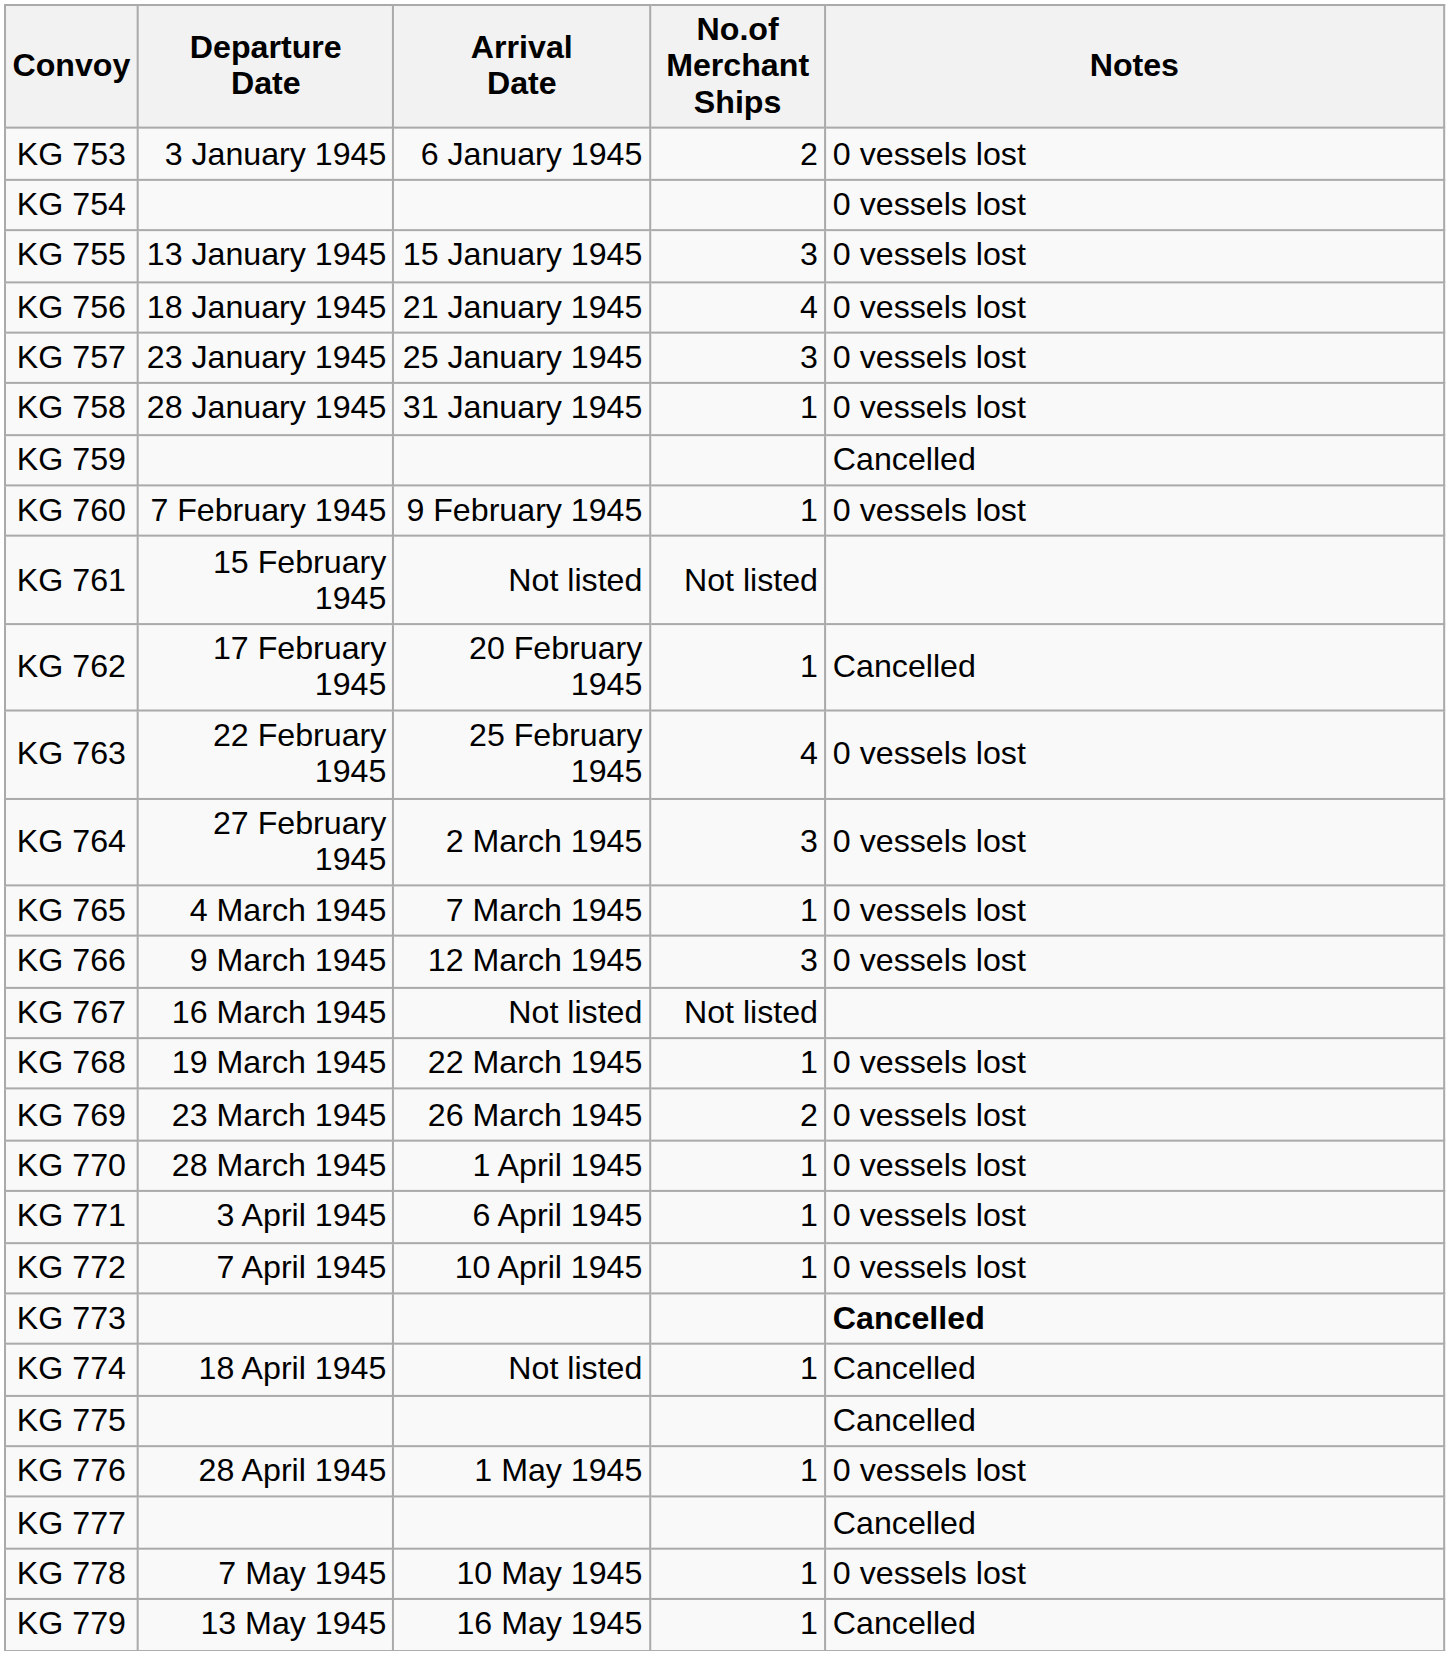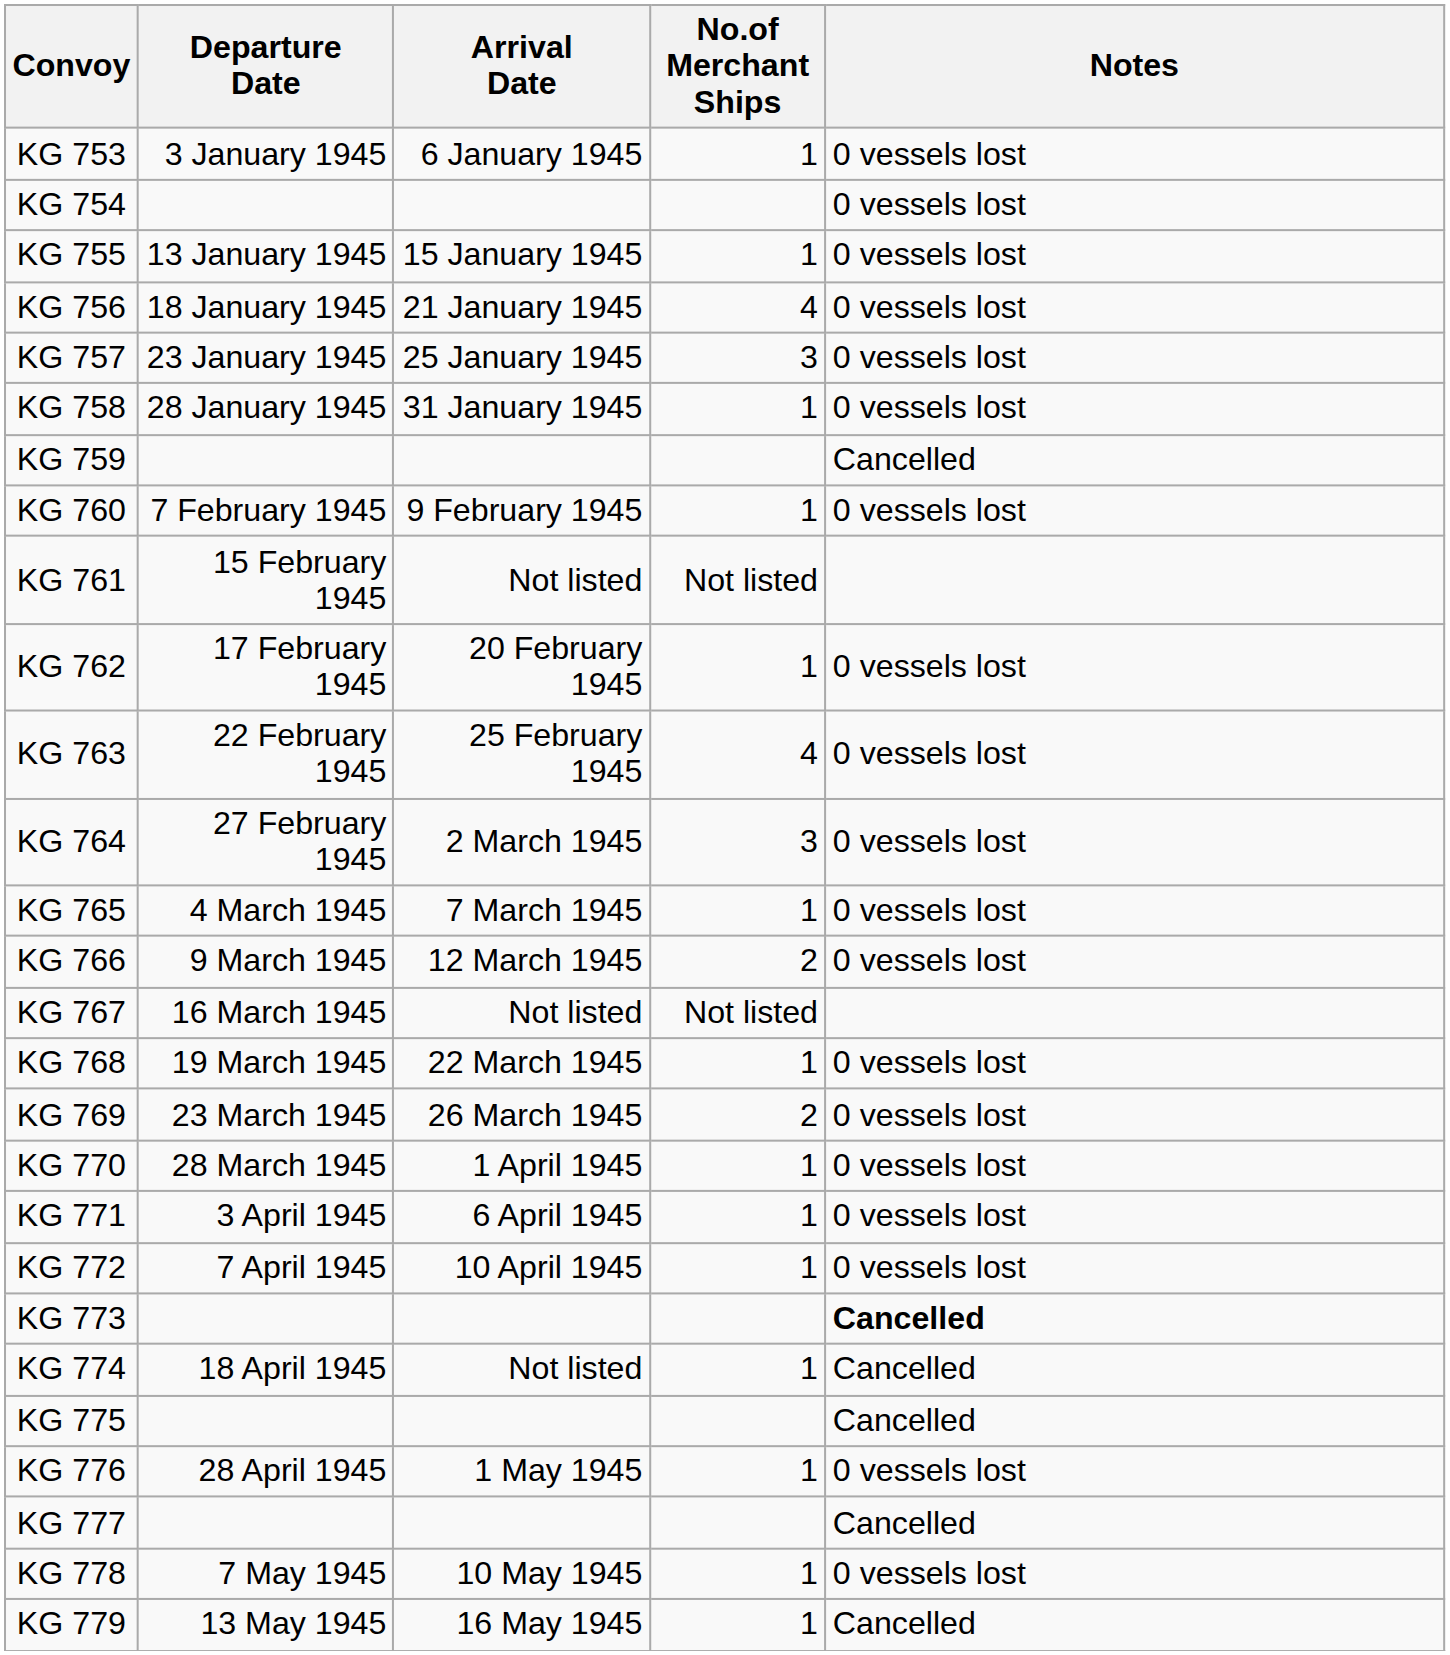(809, 153) 2 -> (809, 153) 1
(809, 255) 3 -> (809, 255) 1
(904, 666) Cancelled -> (929, 666) 0 vessels lost
(809, 961) 3 -> (809, 961) 2
